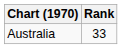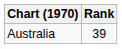(99, 33) 33 -> (99, 33) 39
